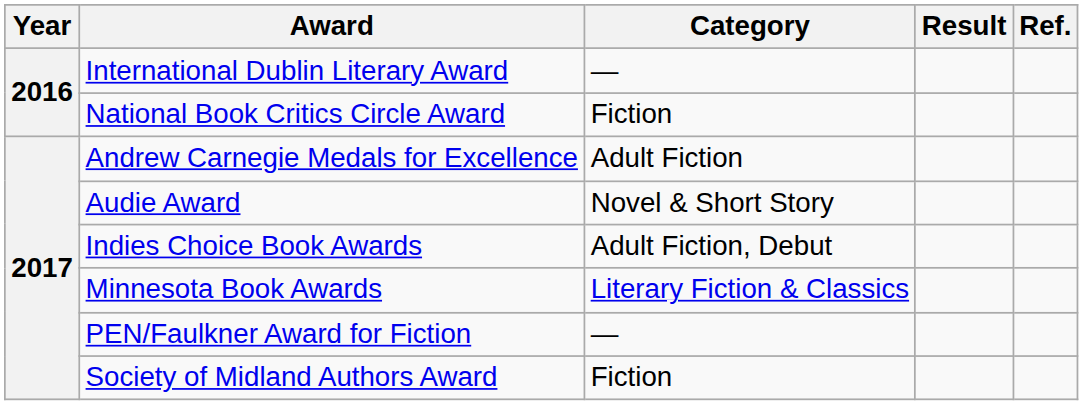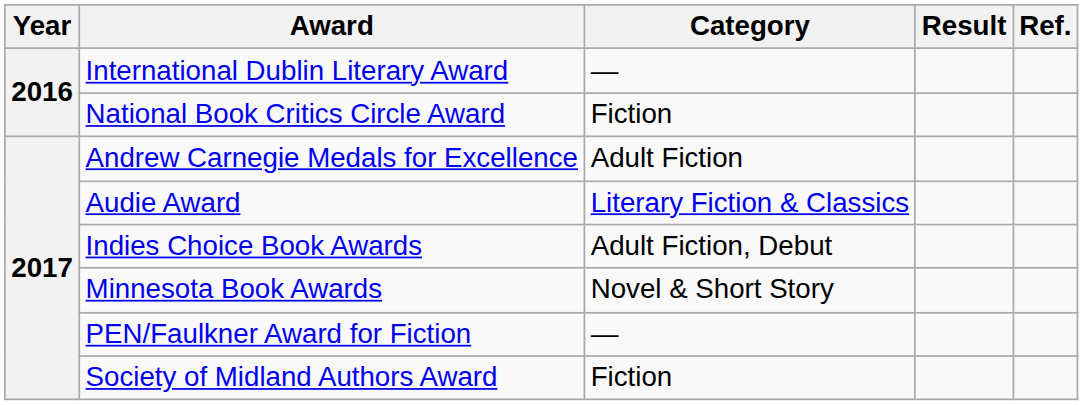(712, 202) Novel & Short Story -> (750, 202) Literary Fiction & Classics
(750, 289) Literary Fiction & Classics -> (712, 289) Novel & Short Story
